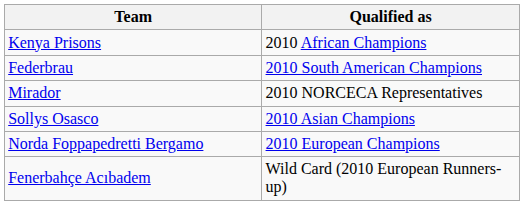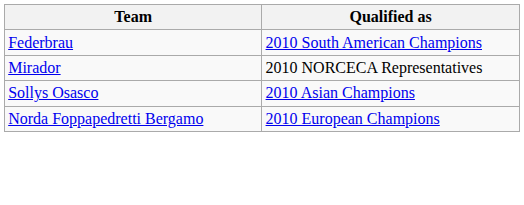- row: (55, 42)
- row: (79, 178)
